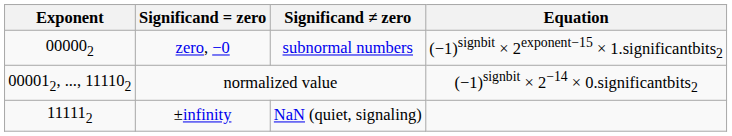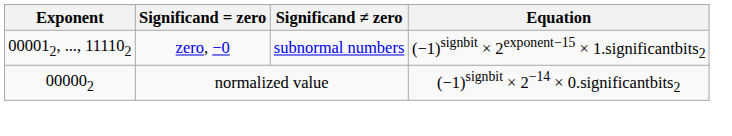(70, 48) 000002 -> (70, 48) 000012, ..., 111102
(70, 82) 000012, ..., 111102 -> (70, 82) 000002
- row: (203, 115)
